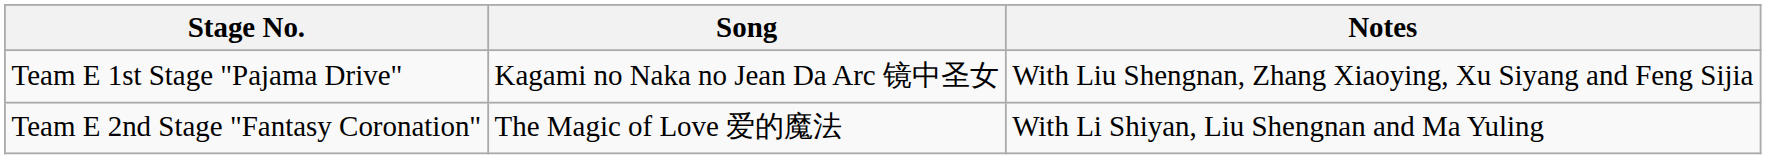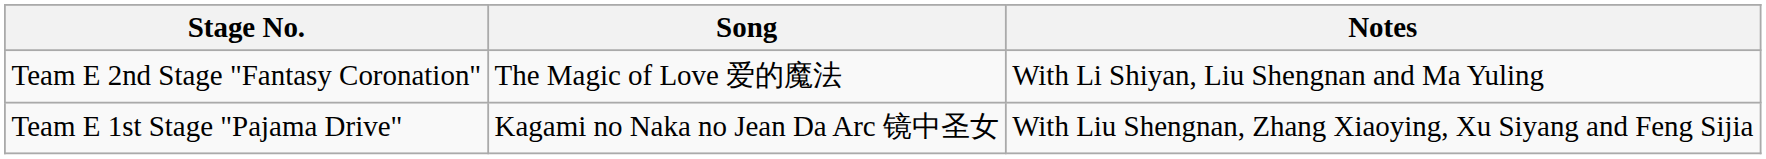rows swapped: (207, 76) <-> (246, 127)
